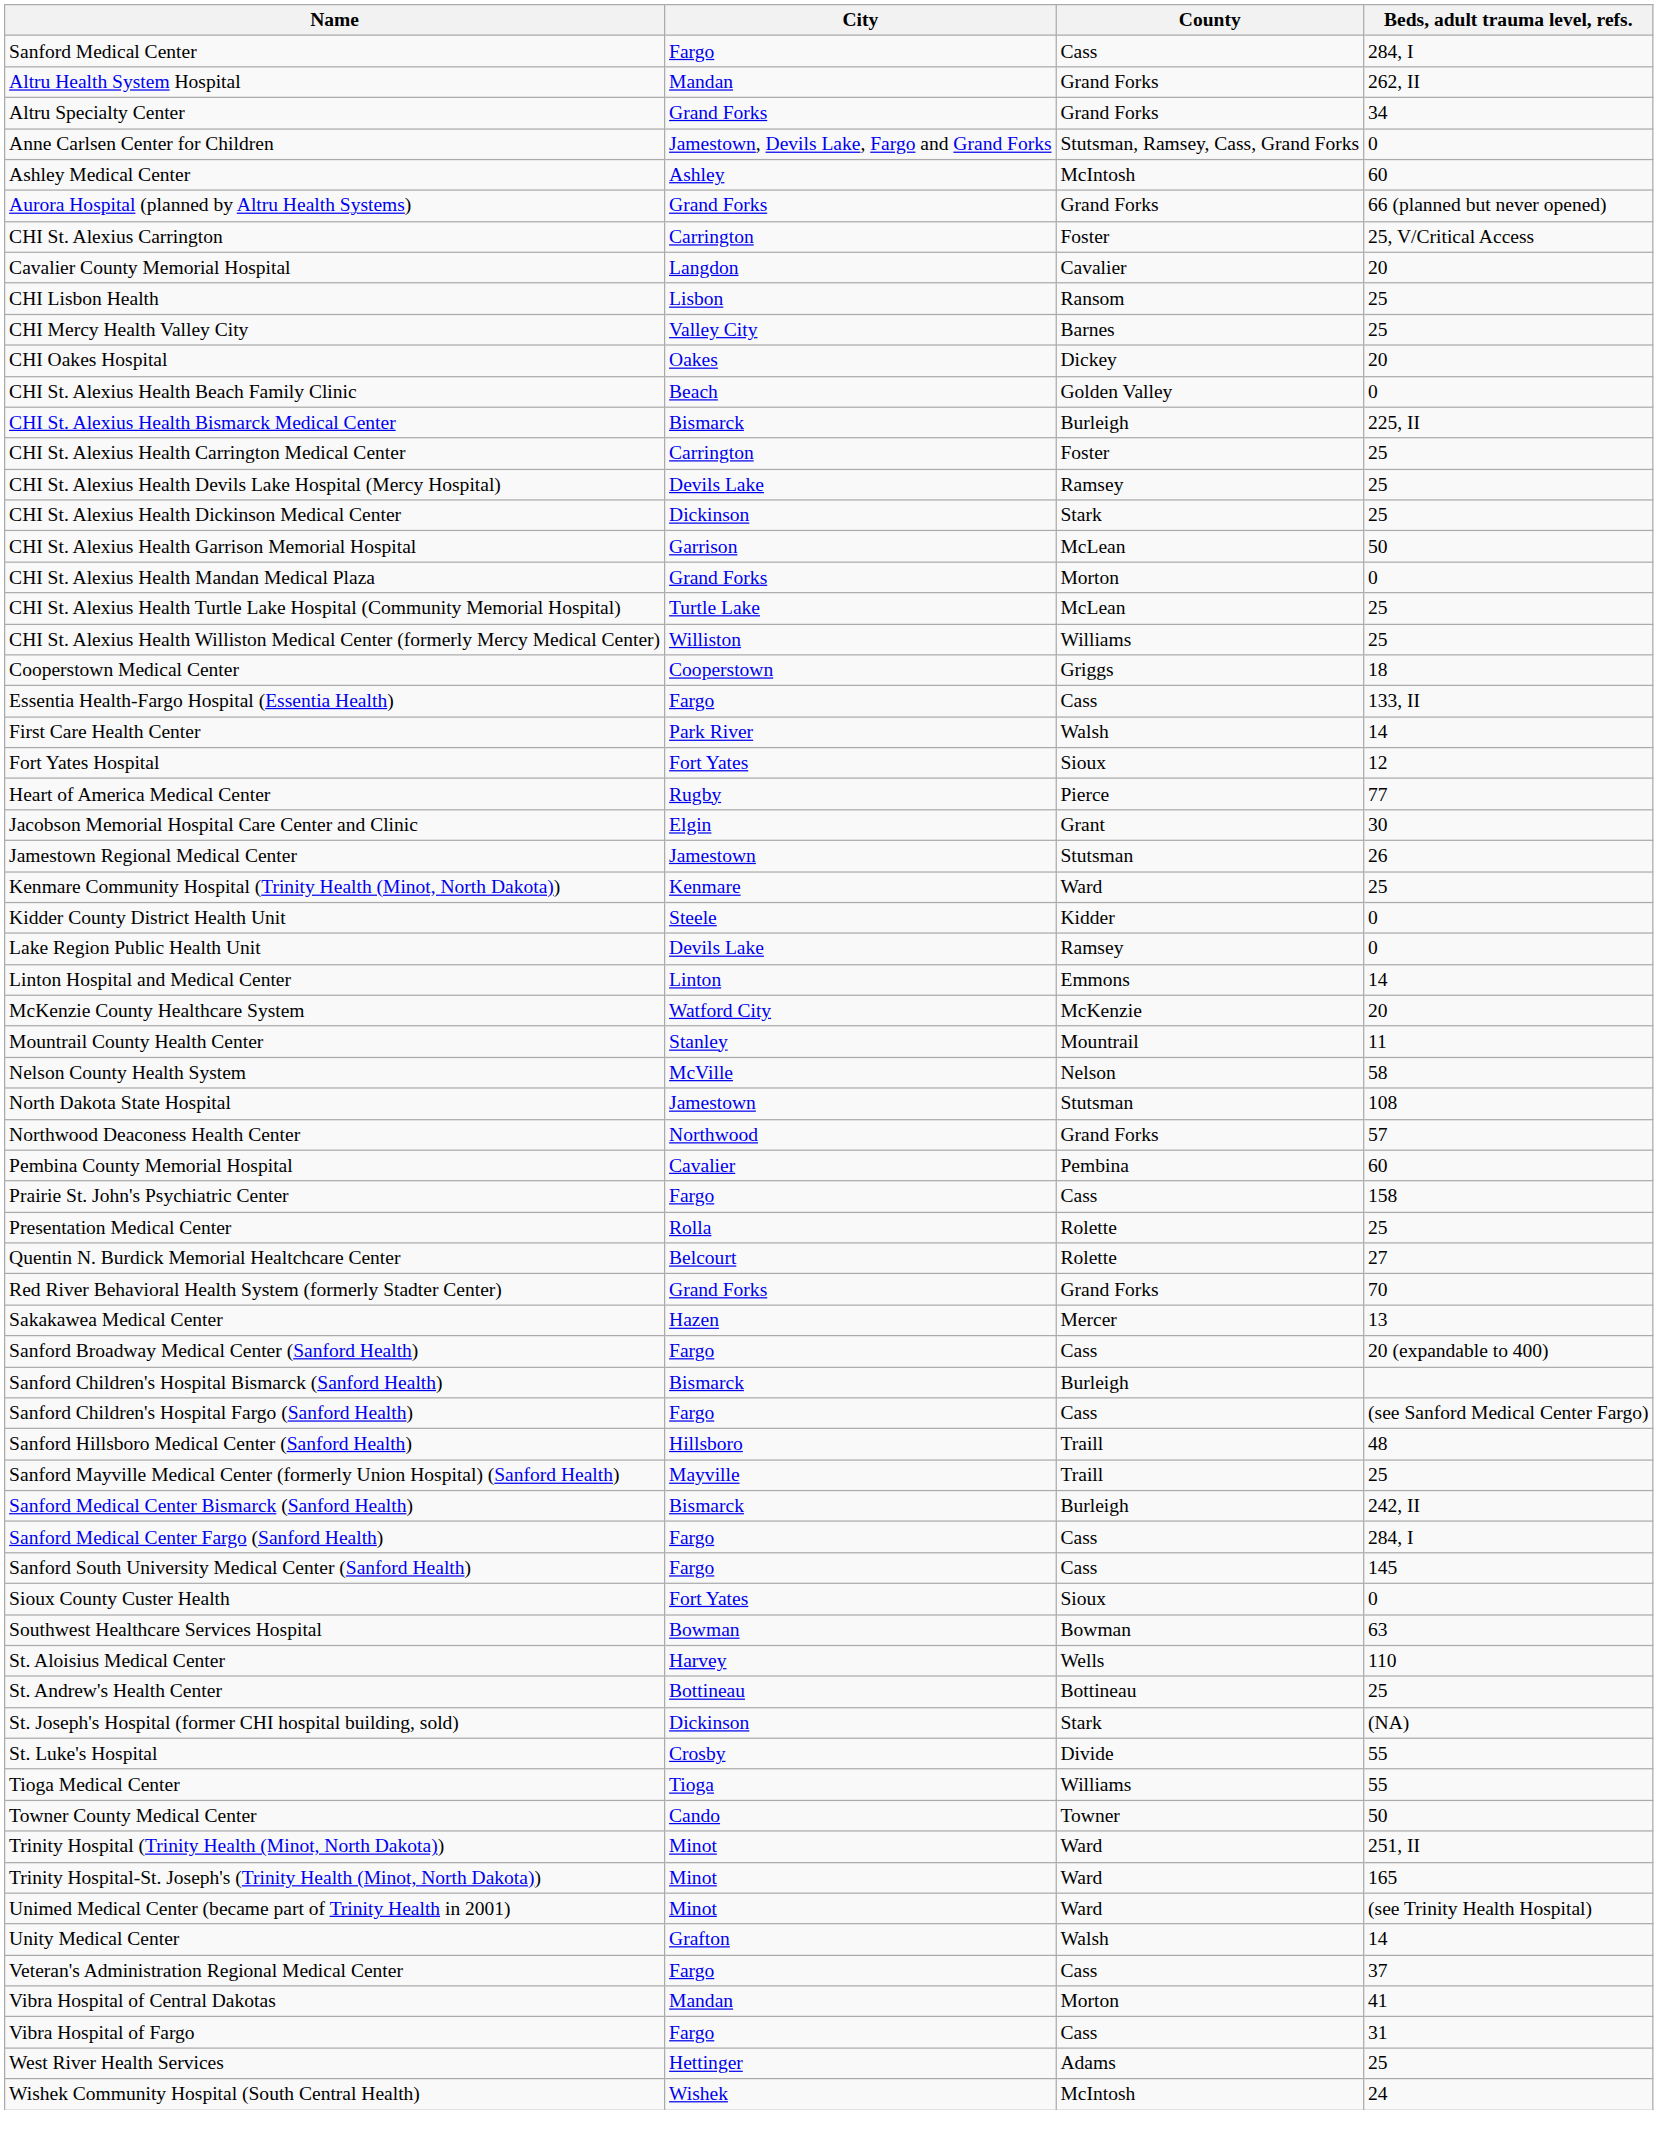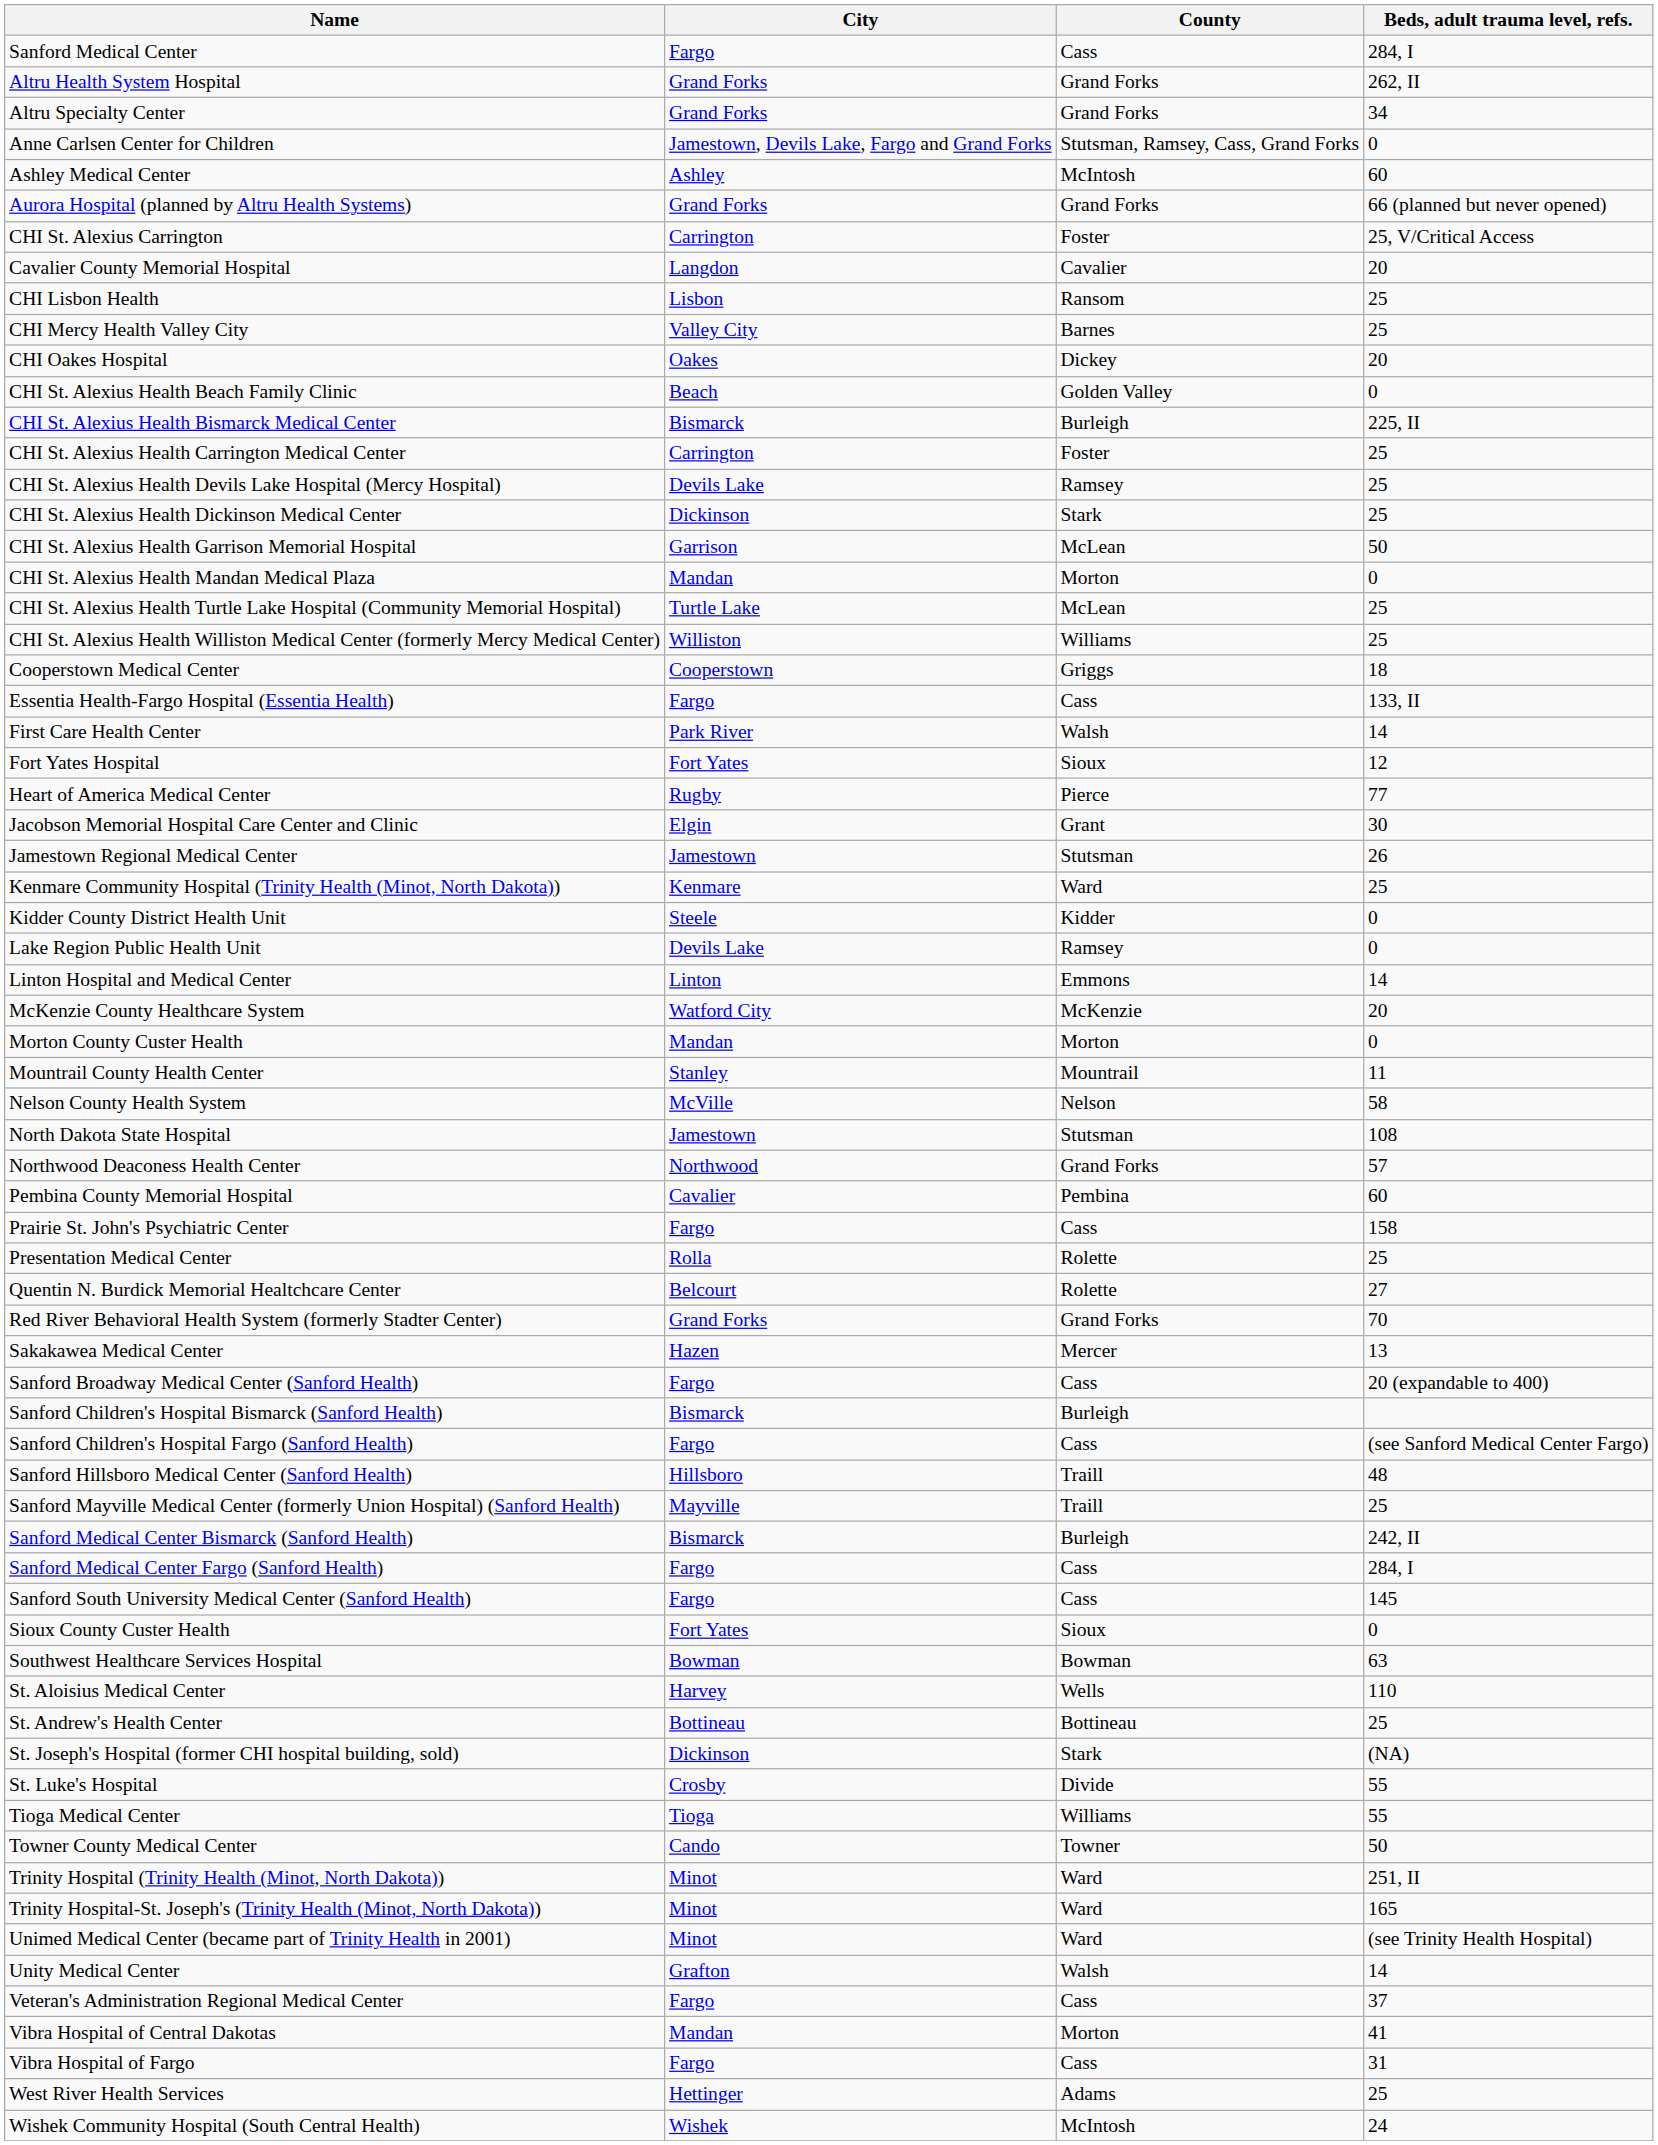(701, 81) Mandan -> (718, 81) Grand Forks
(718, 577) Grand Forks -> (701, 577) Mandan
+ row: (126, 1041)
